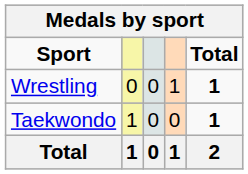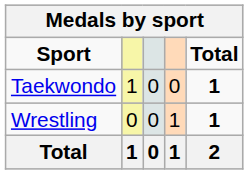rows swapped: (64, 119) <-> (54, 87)
